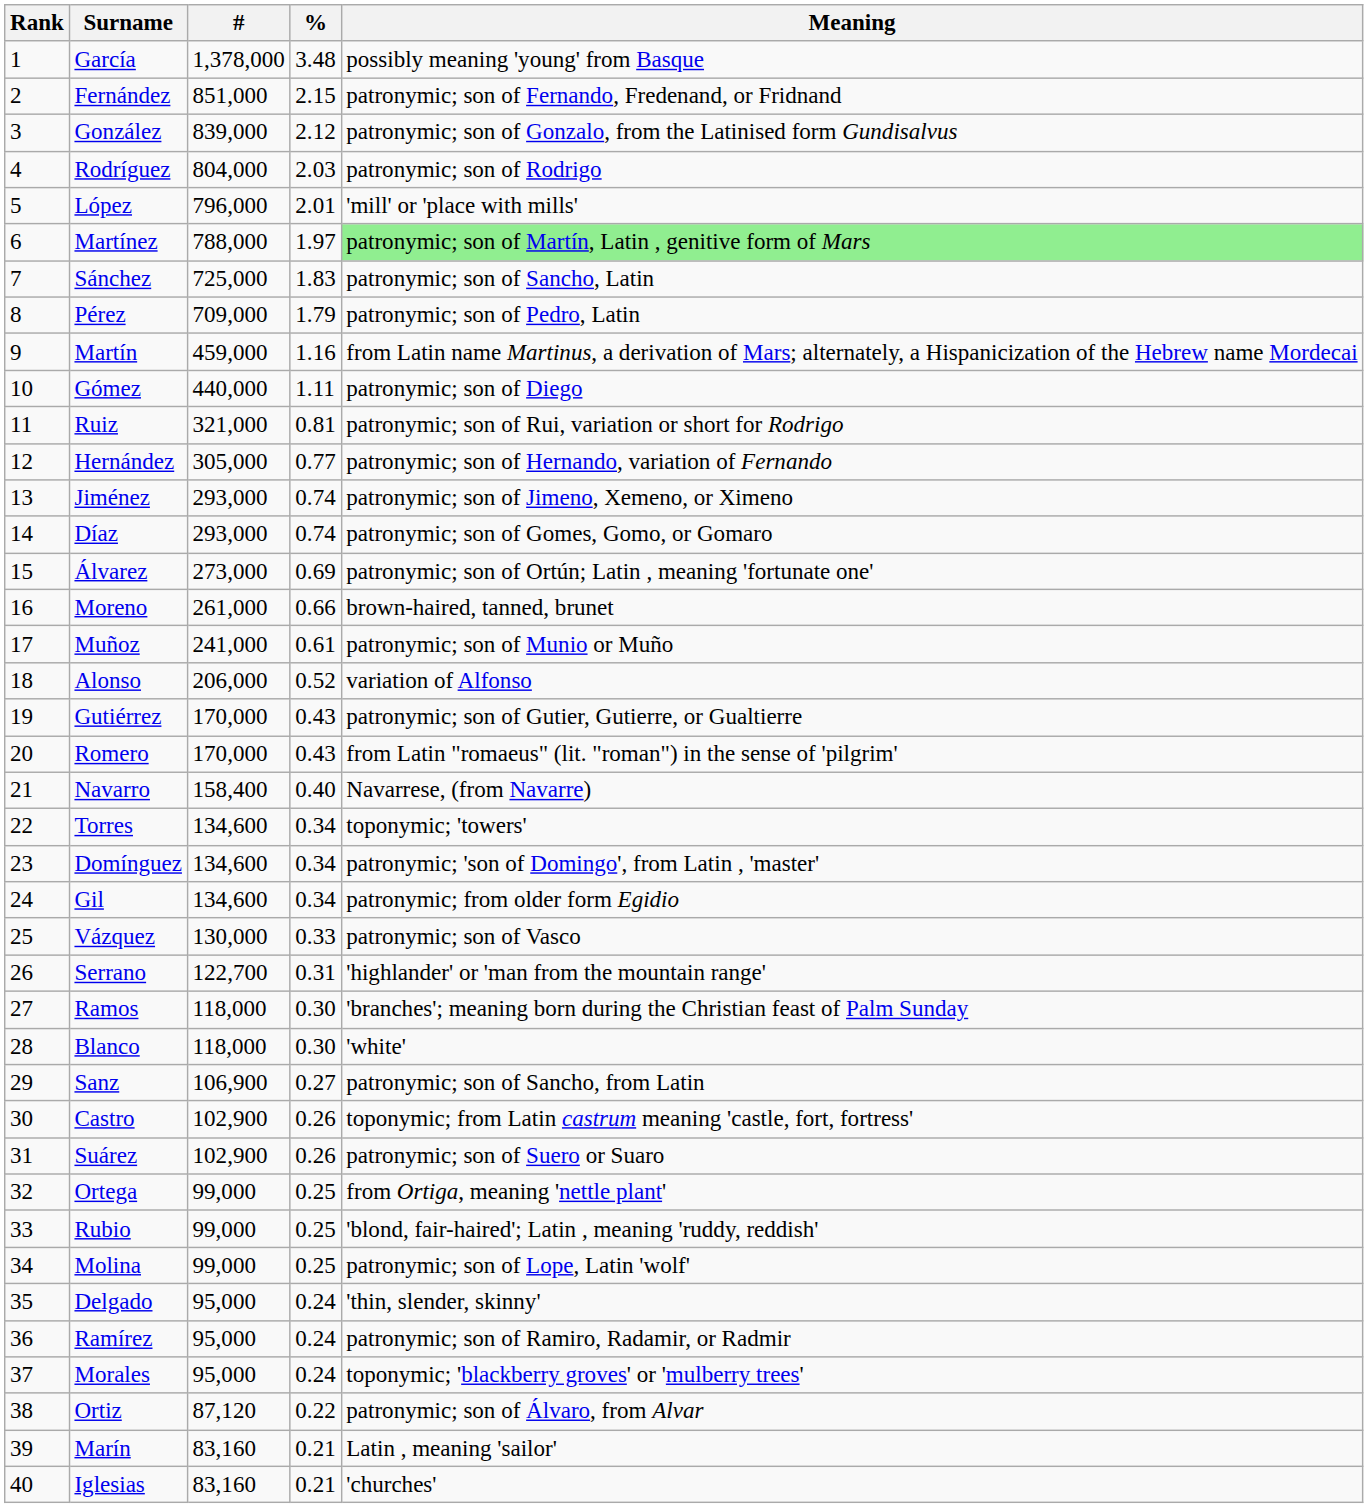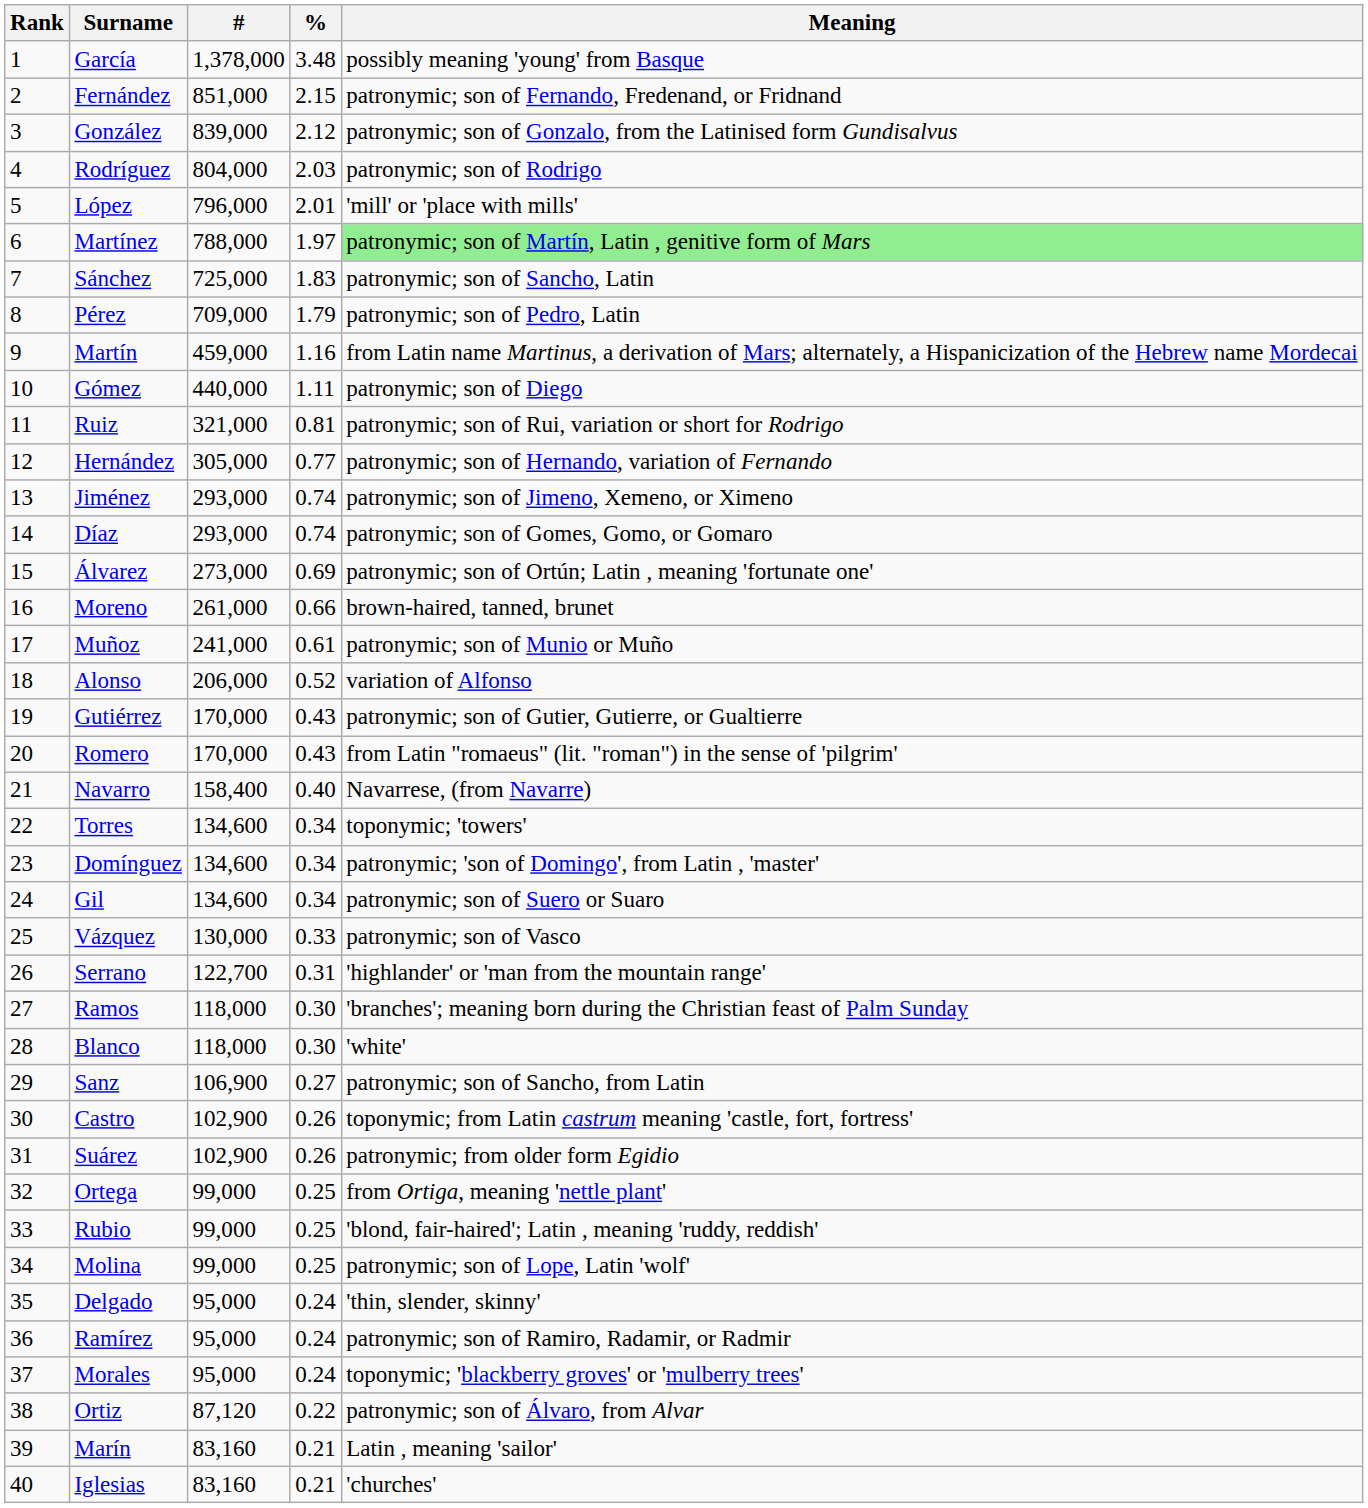(513, 899) patronymic; from older form Egidio -> (505, 899) patronymic; son of Suero or Suaro
(505, 1155) patronymic; son of Suero or Suaro -> (513, 1155) patronymic; from older form Egidio
